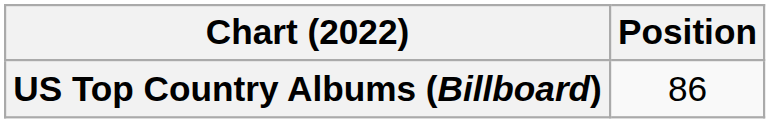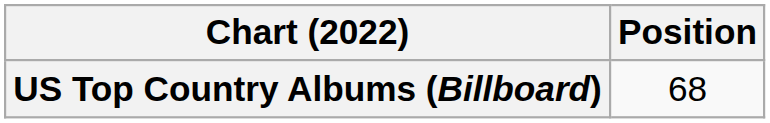(687, 88) 86 -> (687, 88) 68
